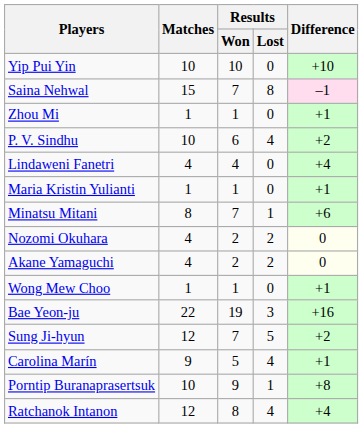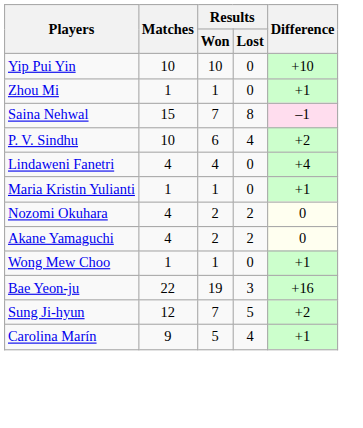rows swapped: (33, 115) <-> (48, 90)
- row: (53, 213)
- row: (82, 386)
- row: (63, 410)
